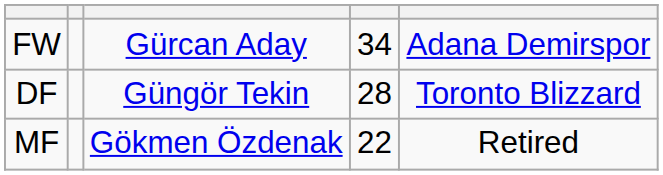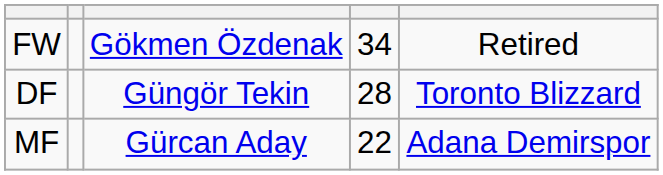(216, 43) Gürcan Aday -> (216, 43) Gökmen Özdenak
(528, 43) Adana Demirspor -> (528, 43) Retired
(216, 143) Gökmen Özdenak -> (216, 143) Gürcan Aday
(528, 143) Retired -> (528, 143) Adana Demirspor
